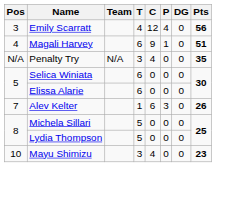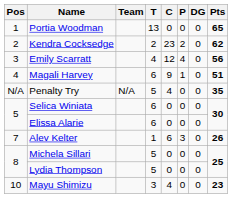+ row: (66, 28)
+ row: (72, 43)
(140, 59) 3 -> (154, 91) 5
